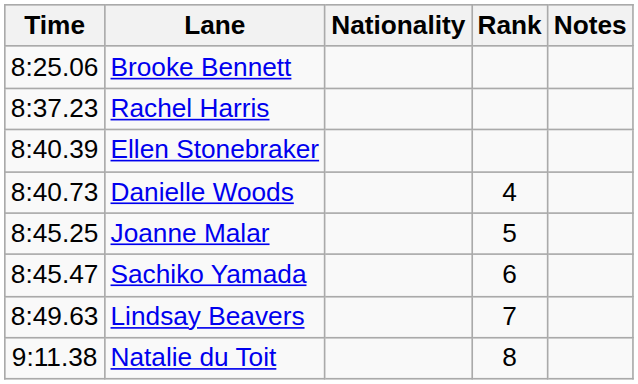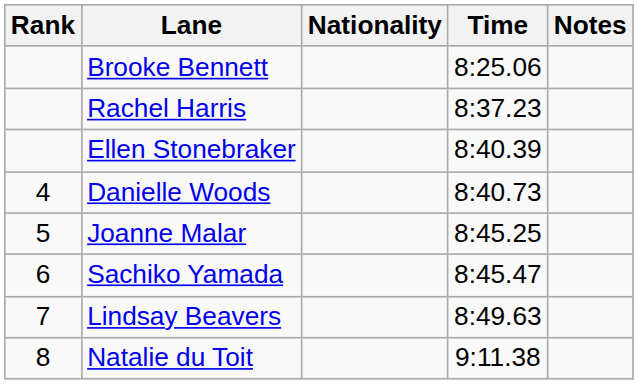columns swapped: (510, 25) <-> (55, 25)
